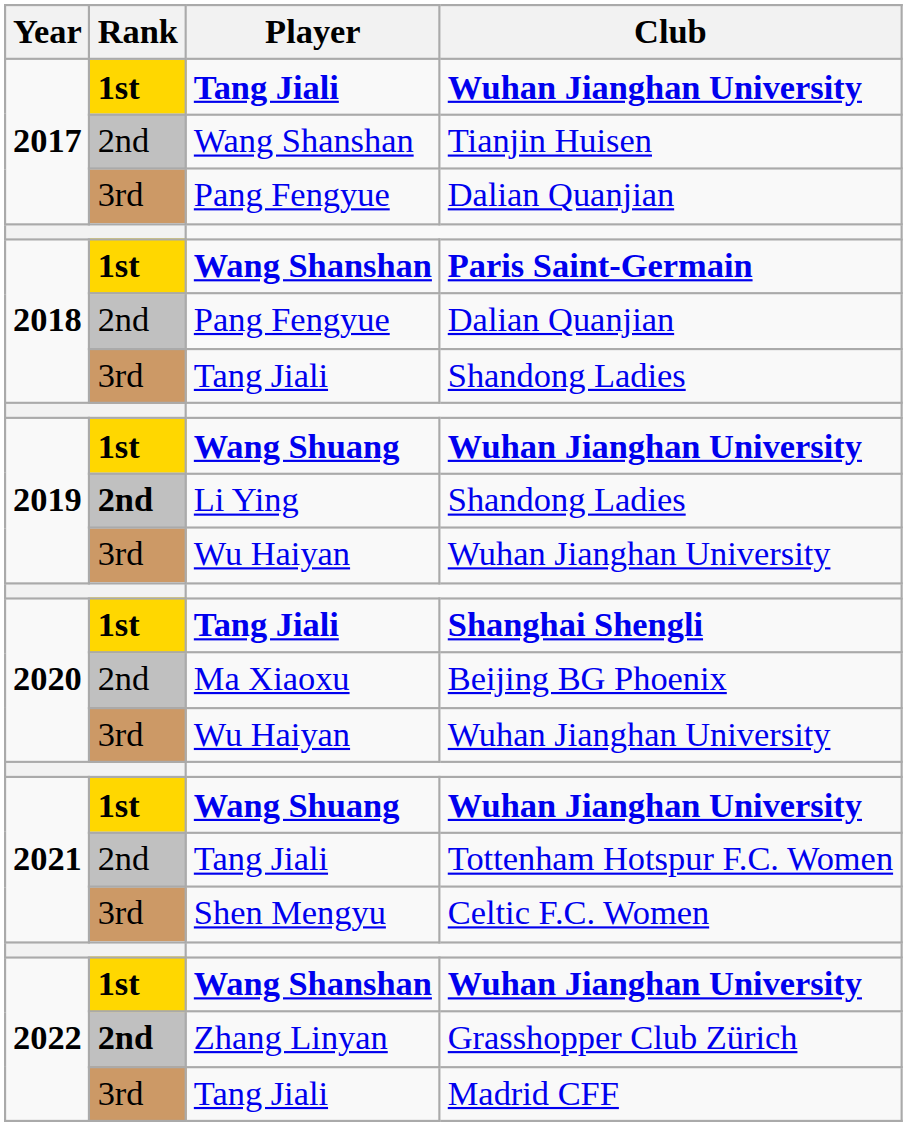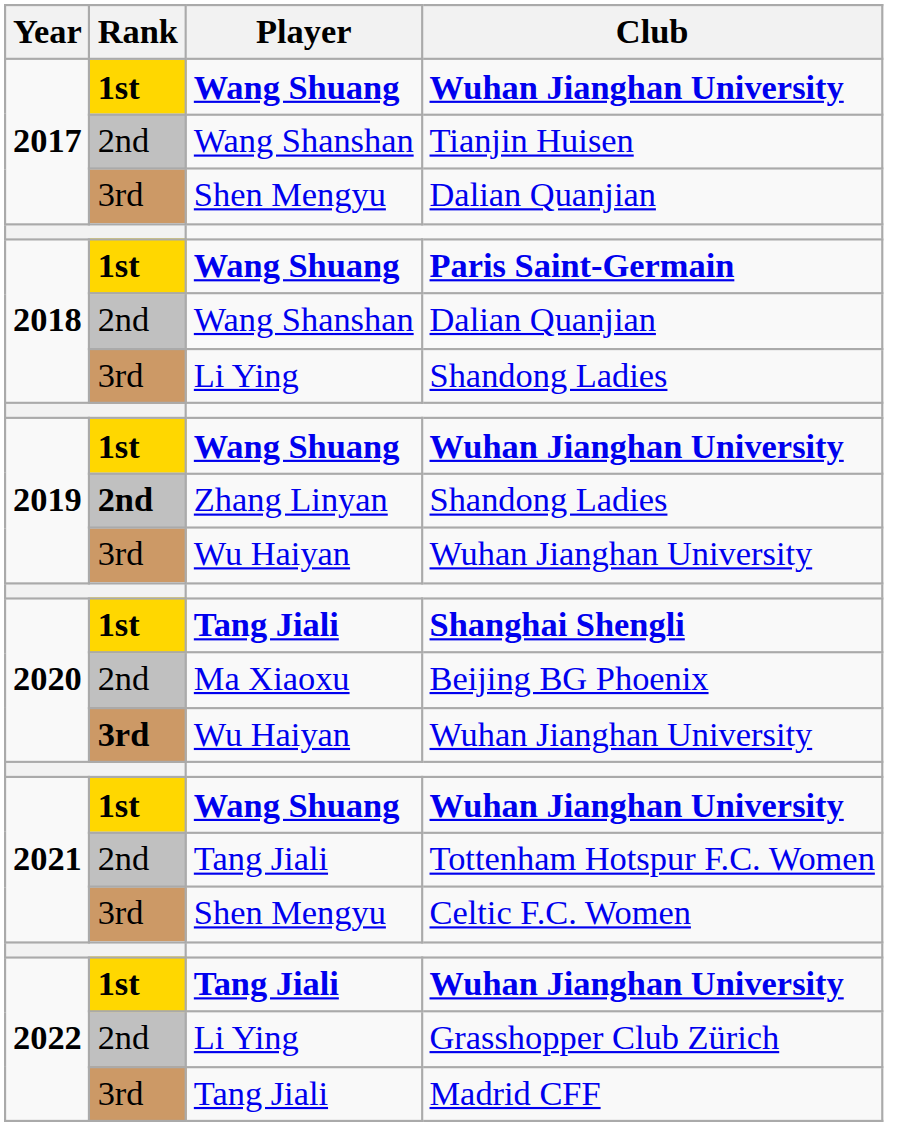(266, 86) Tang Jiali -> (297, 86) Wang Shuang
(292, 195) Pang Fengyue -> (290, 195) Shen Mengyu
(313, 265) Wang Shanshan -> (297, 265) Wang Shuang
(292, 320) Pang Fengyue -> (304, 320) Wang Shanshan
(261, 374) Tang Jiali -> (246, 374) Li Ying
(246, 499) Li Ying -> (291, 499) Zhang Linyan
(121, 734) normal -> (123, 734) bold
(313, 983) Wang Shanshan -> (266, 983) Tang Jiali
(125, 1038) bold -> (123, 1038) normal
(291, 1038) Zhang Linyan -> (246, 1038) Li Ying
